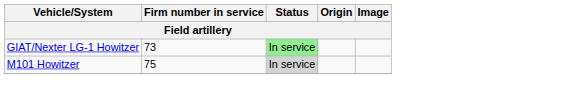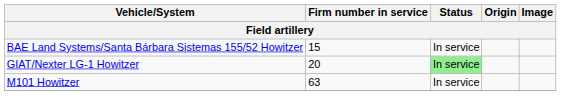+ row: (155, 47)
(150, 47) 73 -> (314, 64) 20
(150, 64) 75 -> (314, 82) 63
(292, 64) lightgrey background -> (456, 82) no background
